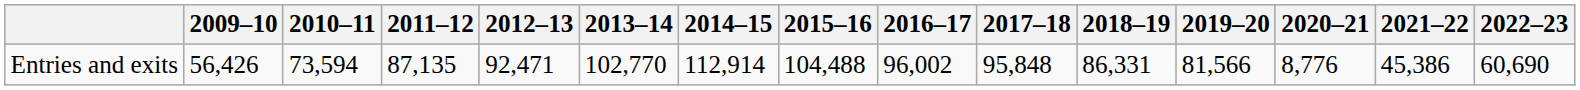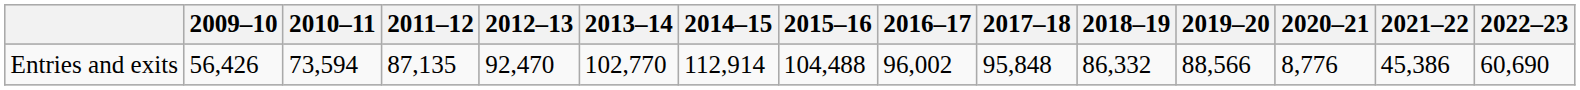(520, 64) 92,471 -> (520, 64) 92,470
(1117, 64) 86,331 -> (1117, 64) 86,332
(1216, 64) 81,566 -> (1216, 64) 88,566
